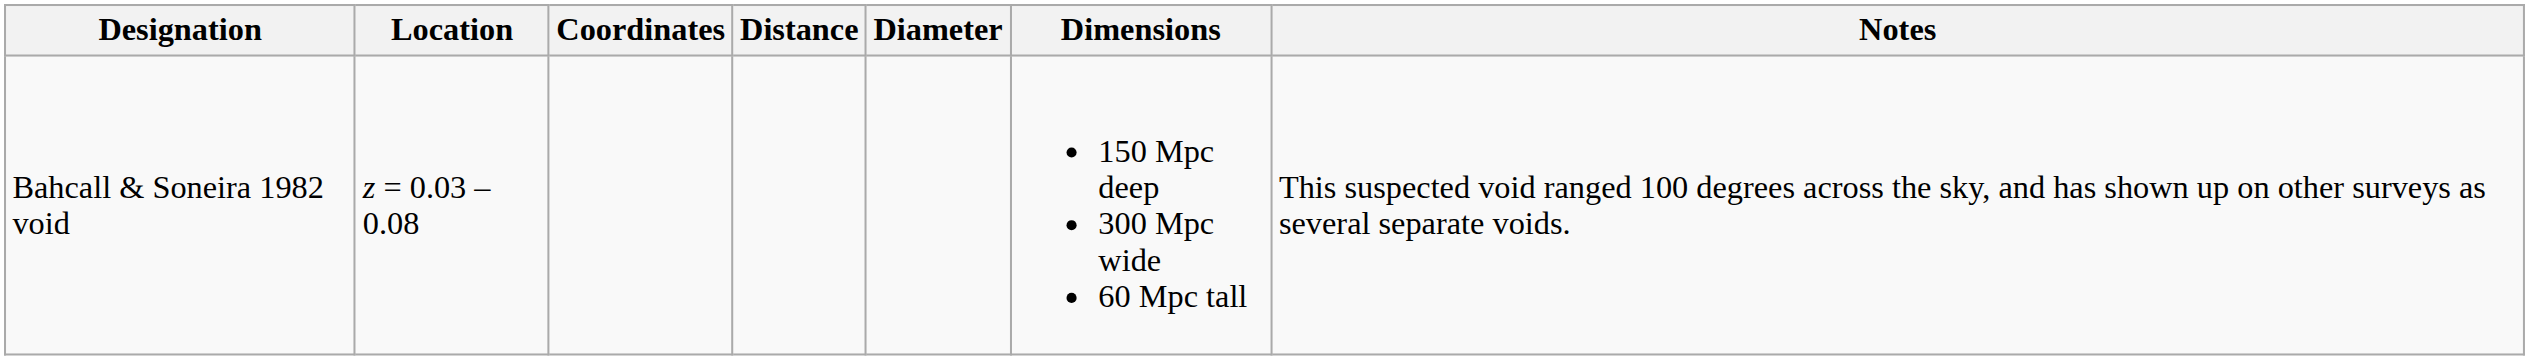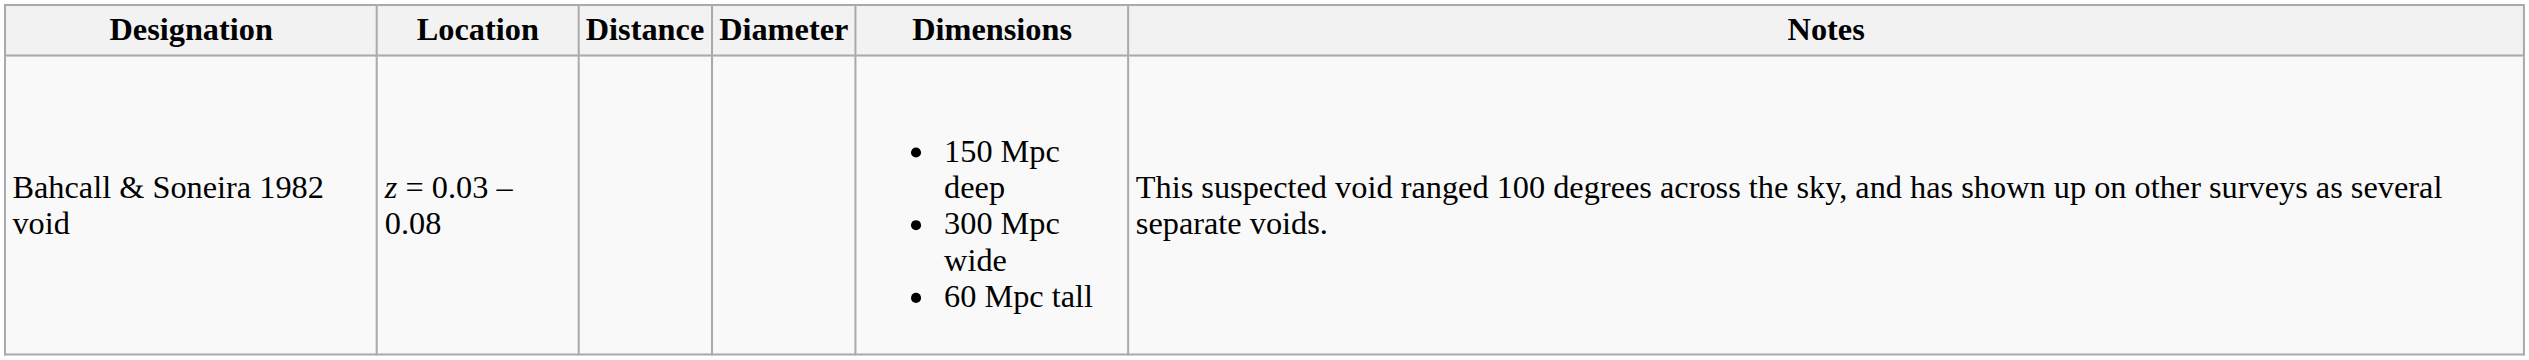- column: (641, 30)
